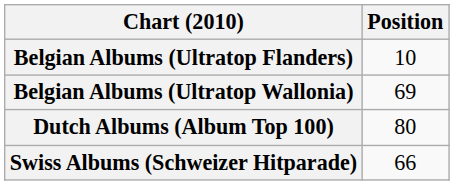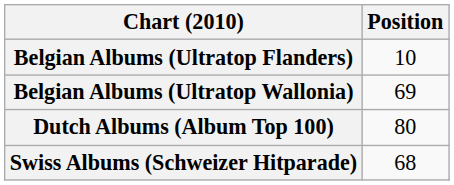(405, 162) 66 -> (405, 162) 68
